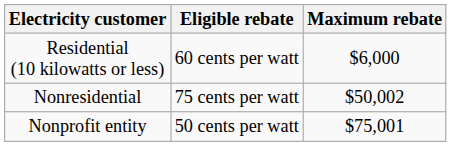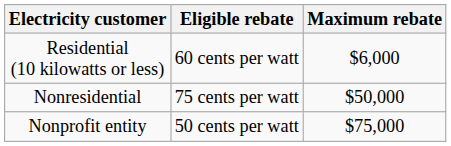(375, 97) $50,002 -> (375, 97) $50,000
(375, 126) $75,001 -> (375, 126) $75,000
